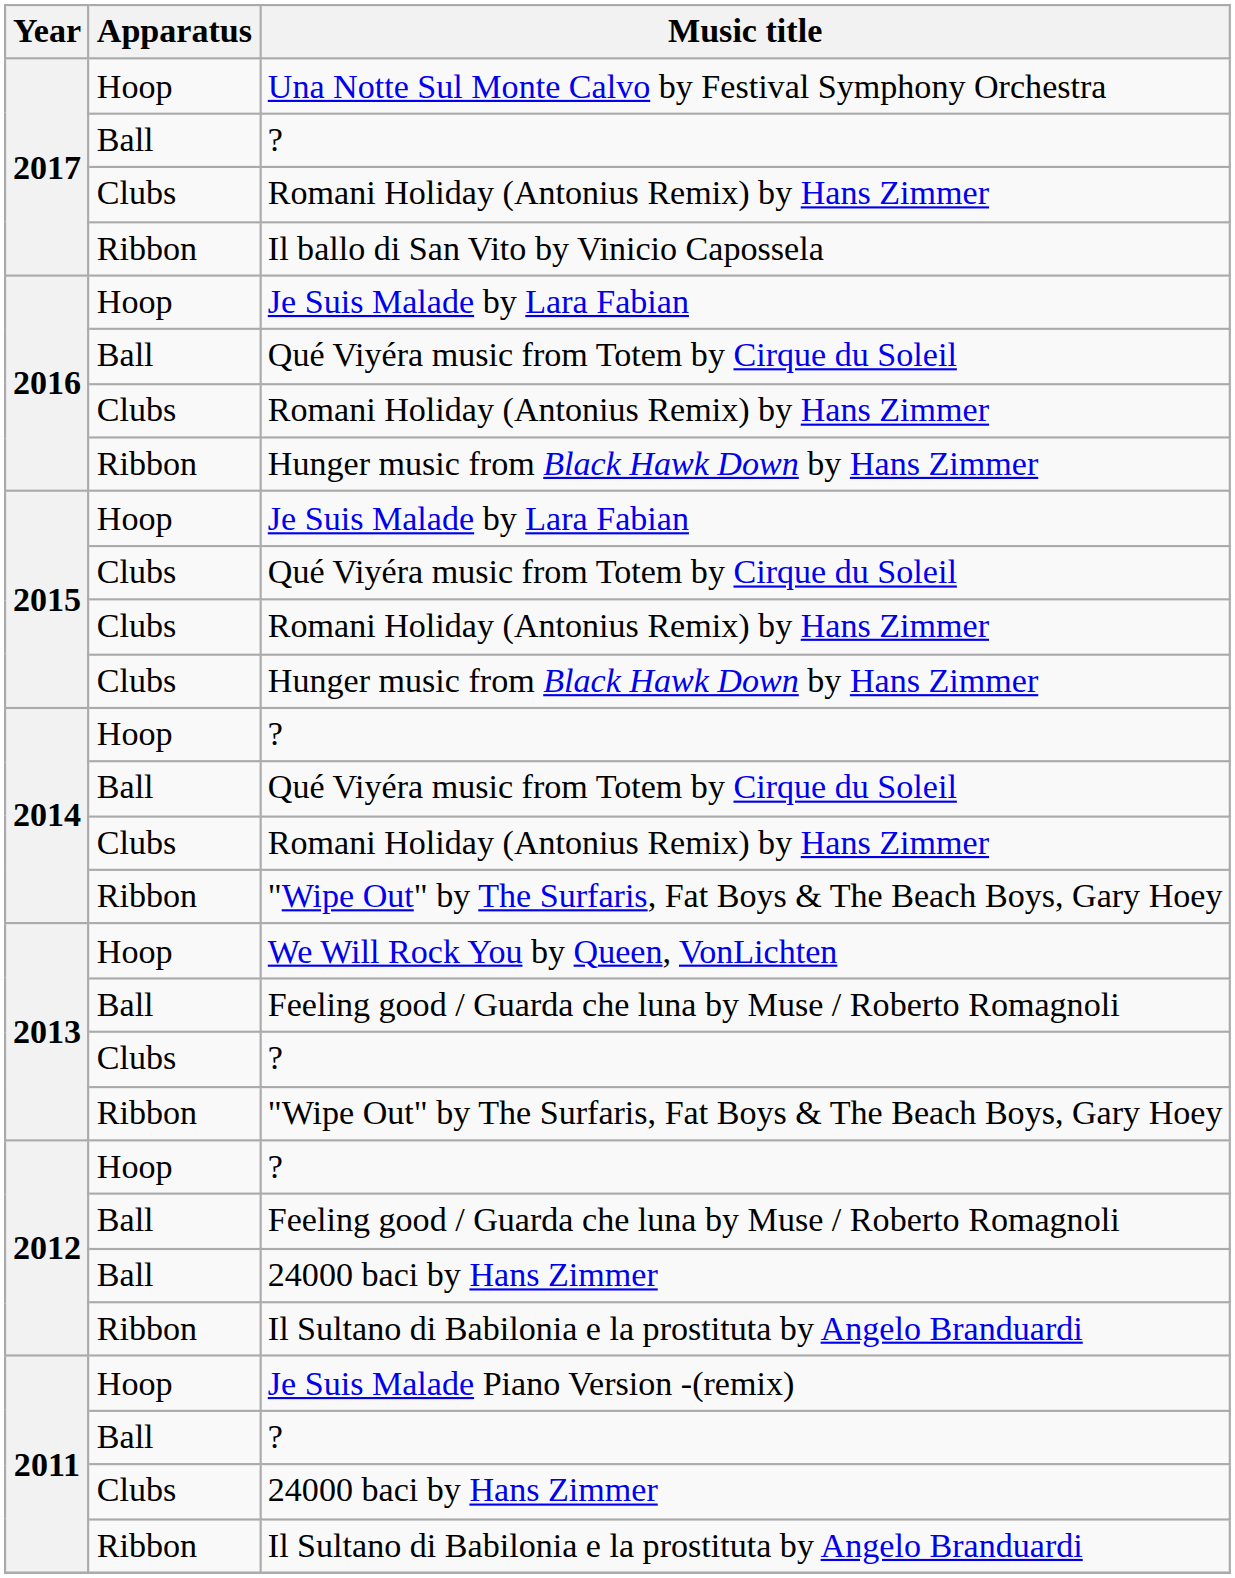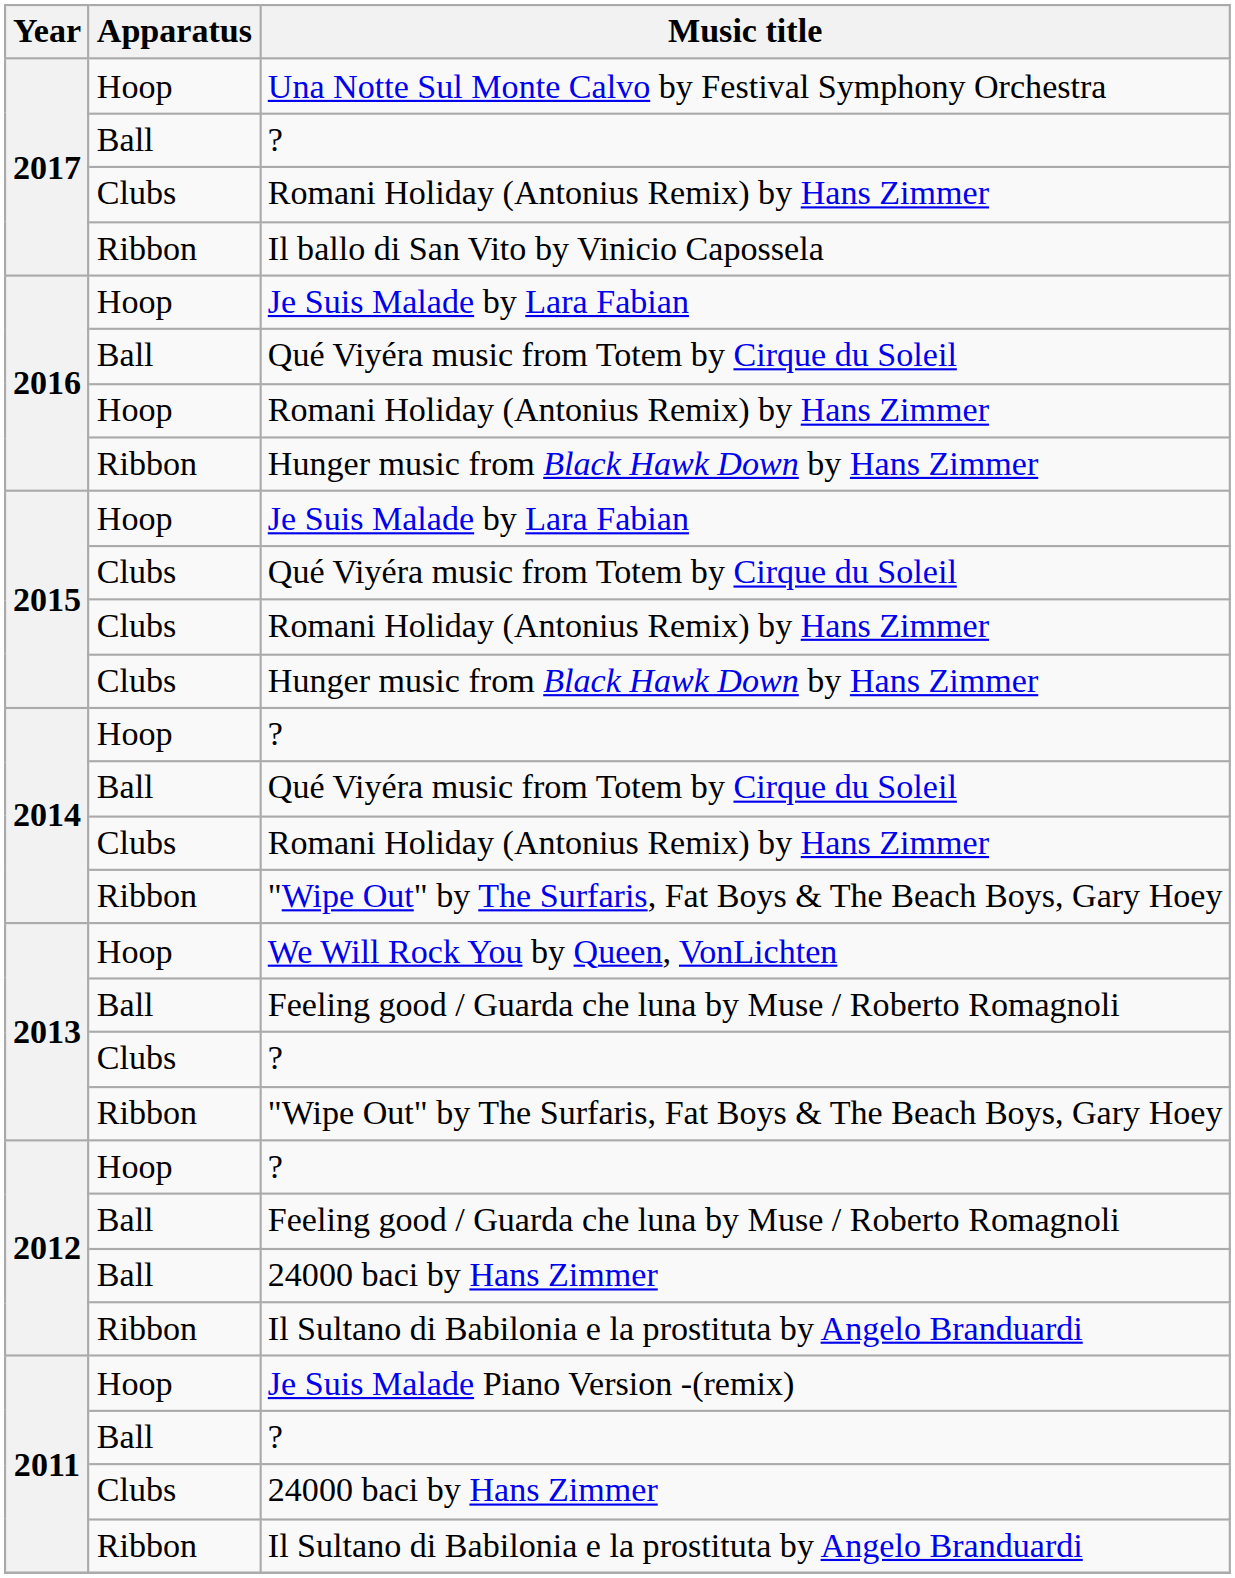(137, 409) Clubs -> (135, 409) Hoop
